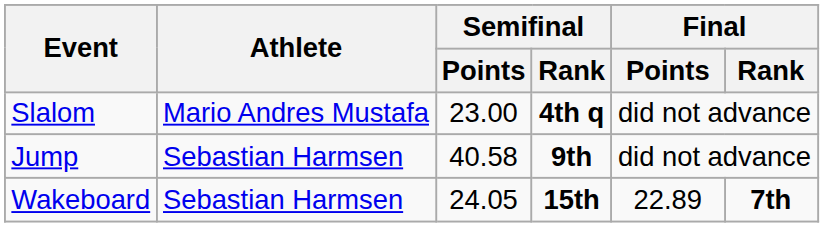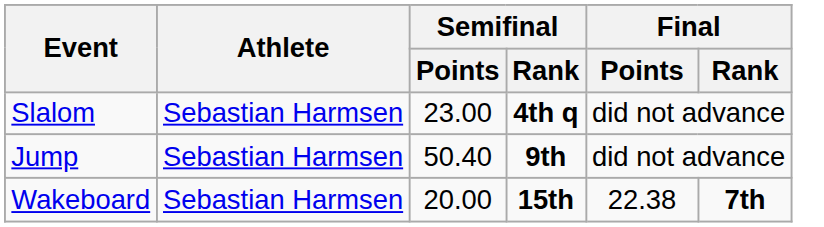(296, 113) Mario Andres Mustafa -> (283, 113) Sebastian Harmsen
(484, 157) 40.58 -> (458, 157) 50.40
(484, 200) 24.05 -> (458, 200) 20.00
(668, 200) 22.89 -> (642, 200) 22.38
